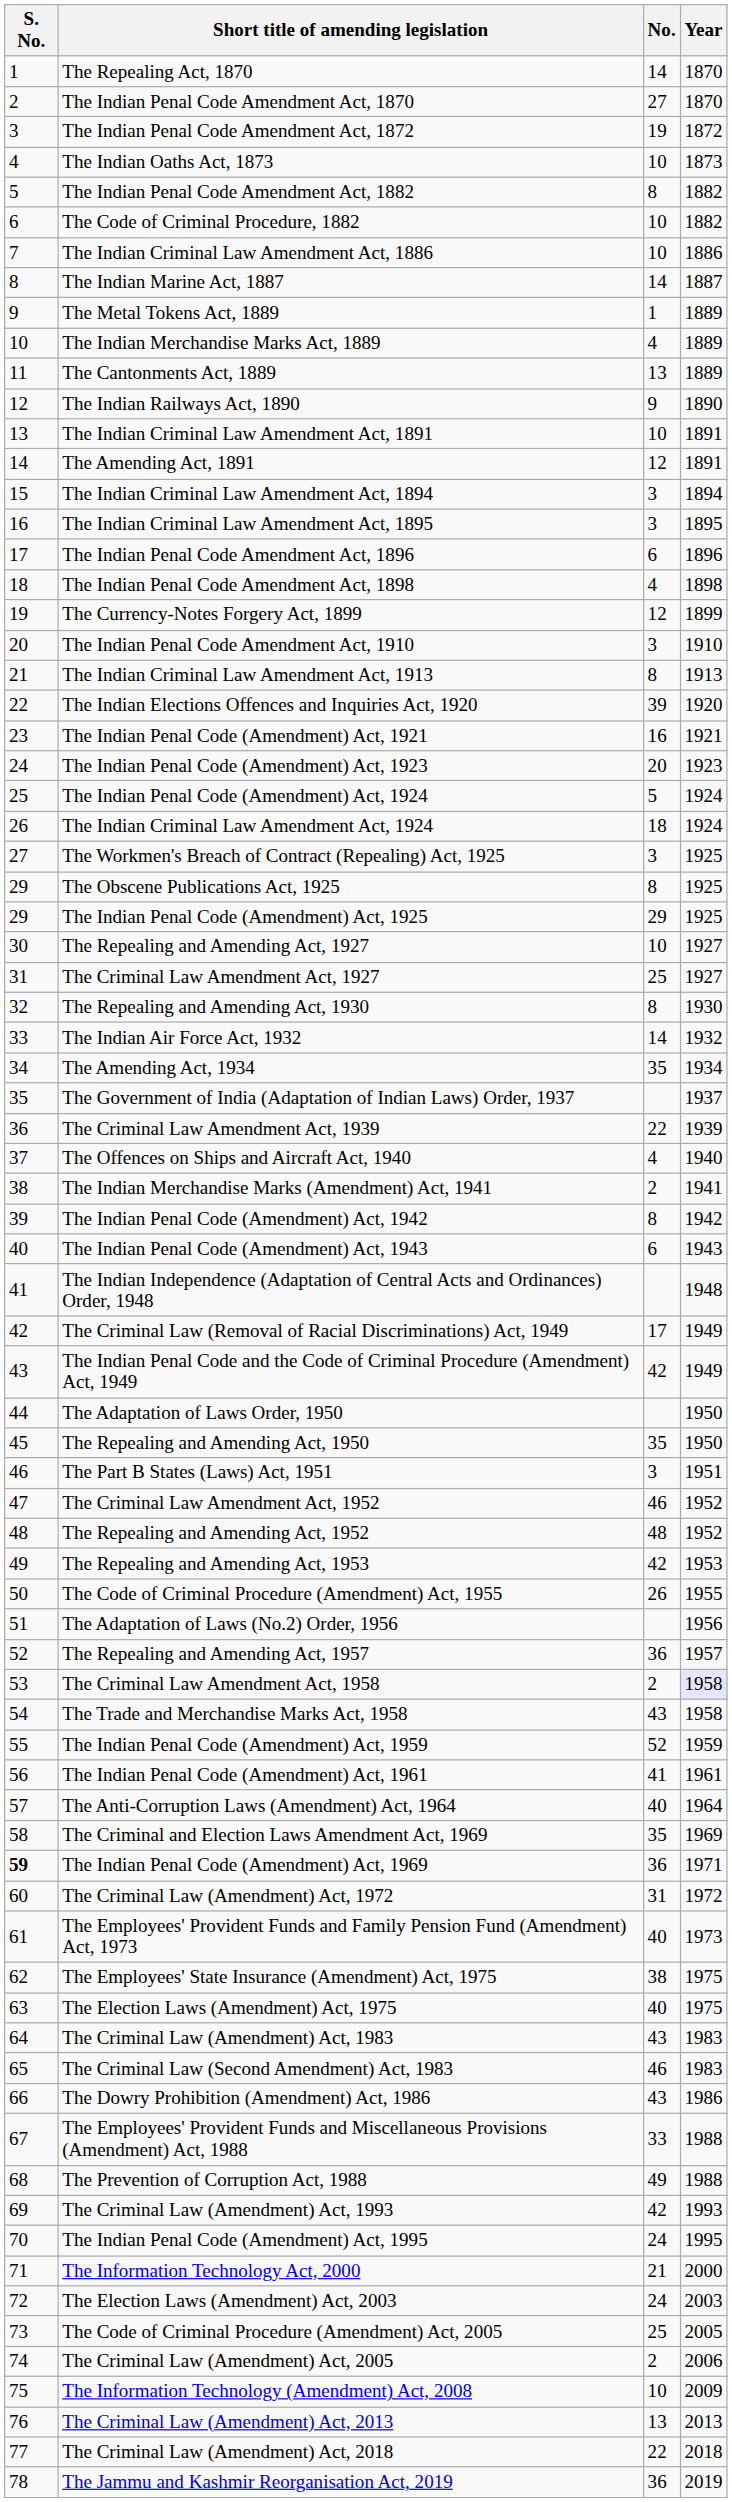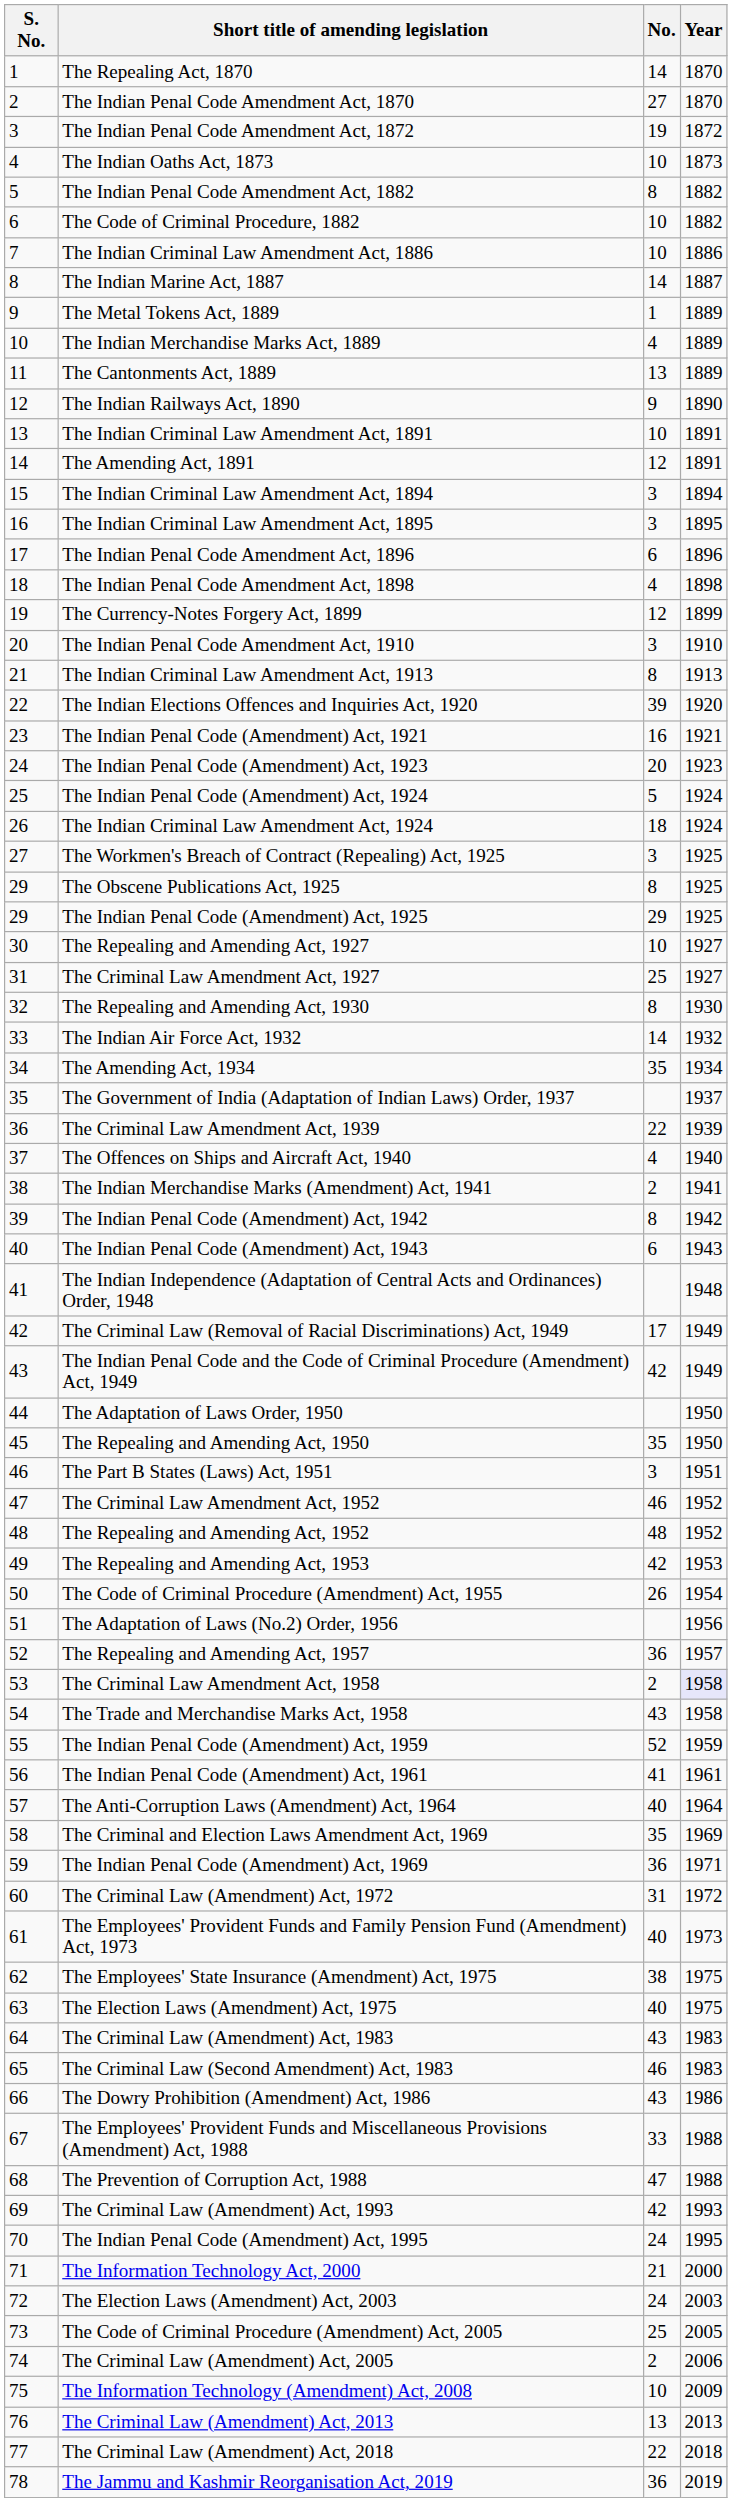(703, 1593) 1955 -> (703, 1593) 1954
(19, 1865) bold -> (19, 1865) normal
(657, 2180) 49 -> (657, 2180) 47
